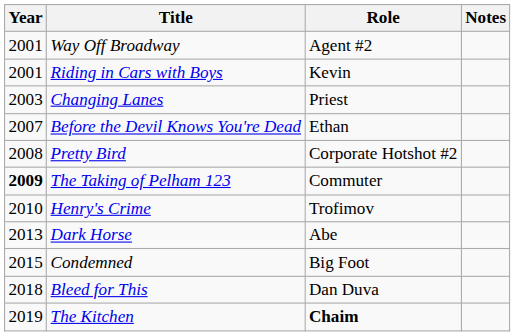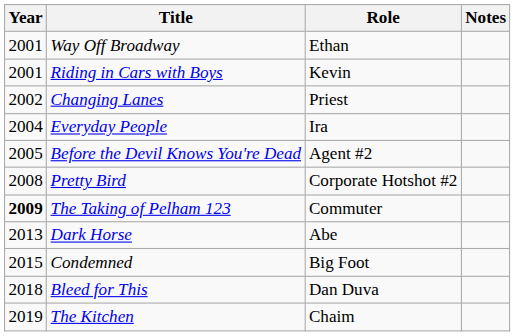(341, 45) Agent #2 -> (329, 45) Ethan
(26, 99) 2003 -> (26, 99) 2002
+ row: (109, 126)
(26, 126) 2007 -> (26, 153) 2005
(329, 126) Ethan -> (341, 153) Agent #2
- row: (101, 208)
(334, 316) bold -> (332, 316) normal
